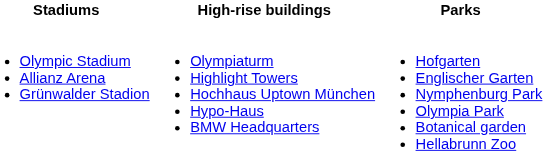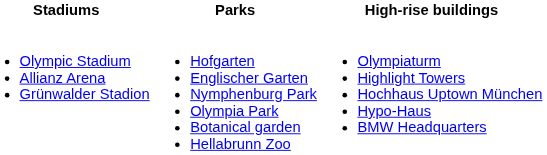columns swapped: (264, 10) <-> (461, 10)
